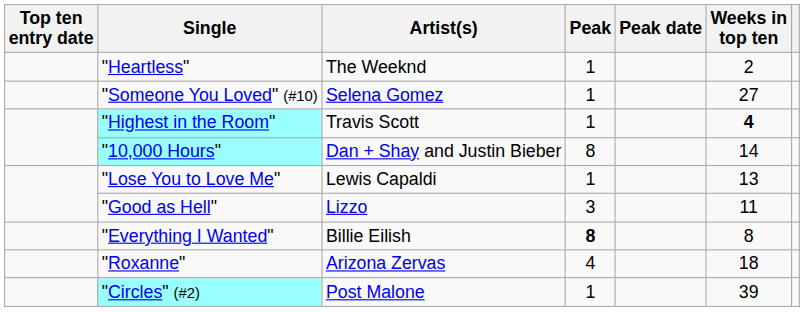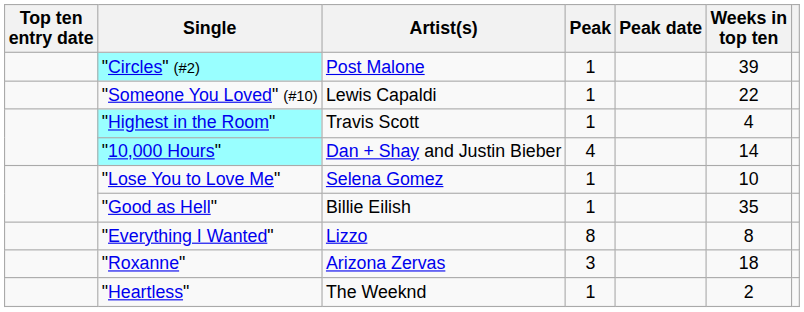rows swapped: (151, 292) <-> (146, 66)
(385, 94) Selena Gomez -> (381, 94) Lewis Capaldi
(749, 94) 27 -> (749, 94) 22
(749, 123) bold -> (749, 123) normal
(590, 151) 8 -> (590, 151) 4
(381, 179) Lewis Capaldi -> (385, 179) Selena Gomez
(749, 179) 13 -> (749, 179) 10
(347, 207) Lizzo -> (368, 207) Billie Eilish
(590, 207) 3 -> (590, 207) 1
(749, 207) 11 -> (749, 207) 35
(368, 235) Billie Eilish -> (347, 235) Lizzo
(590, 235) bold -> (590, 235) normal
(590, 263) 4 -> (590, 263) 3
